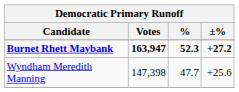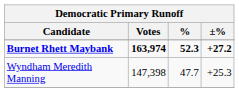(148, 48) 163,947 -> (148, 48) 163,974
(219, 72) +25.6 -> (219, 72) +25.3
